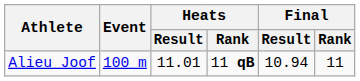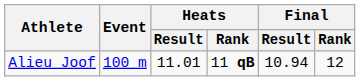(335, 63) 11 -> (335, 63) 12
